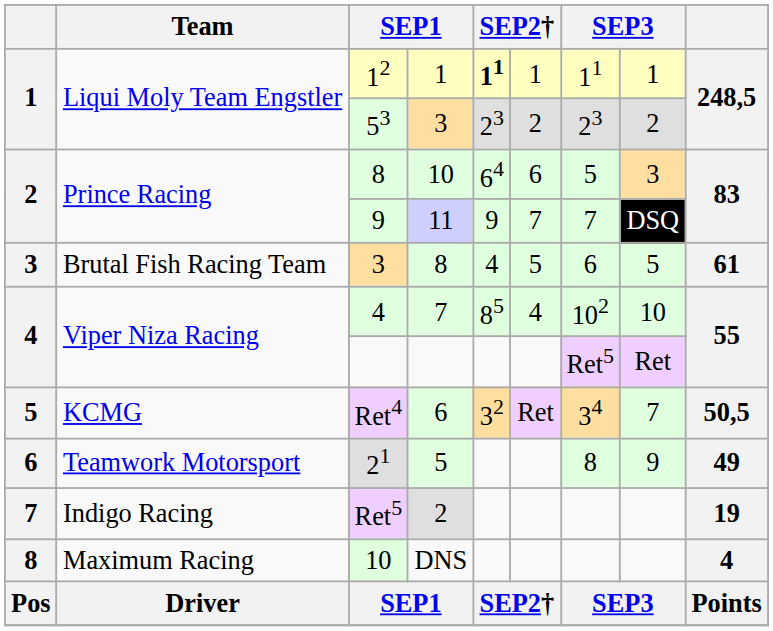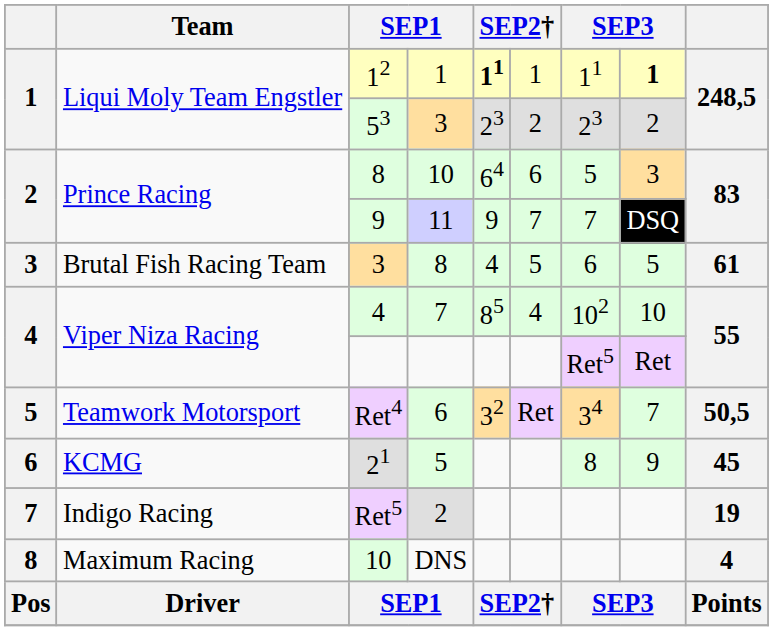(653, 73) normal -> (653, 73) bold
(102, 412) KCMG -> (182, 412) Teamwork Motorsport
(182, 462) Teamwork Motorsport -> (102, 462) KCMG
(727, 462) 49 -> (727, 462) 45
